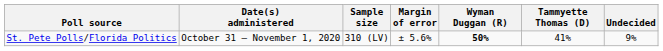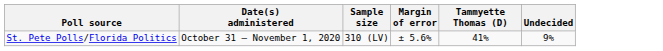- column: (480, 17)
